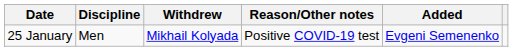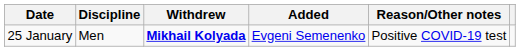columns swapped: (442, 14) <-> (312, 14)
(192, 35) normal -> (196, 35) bold
